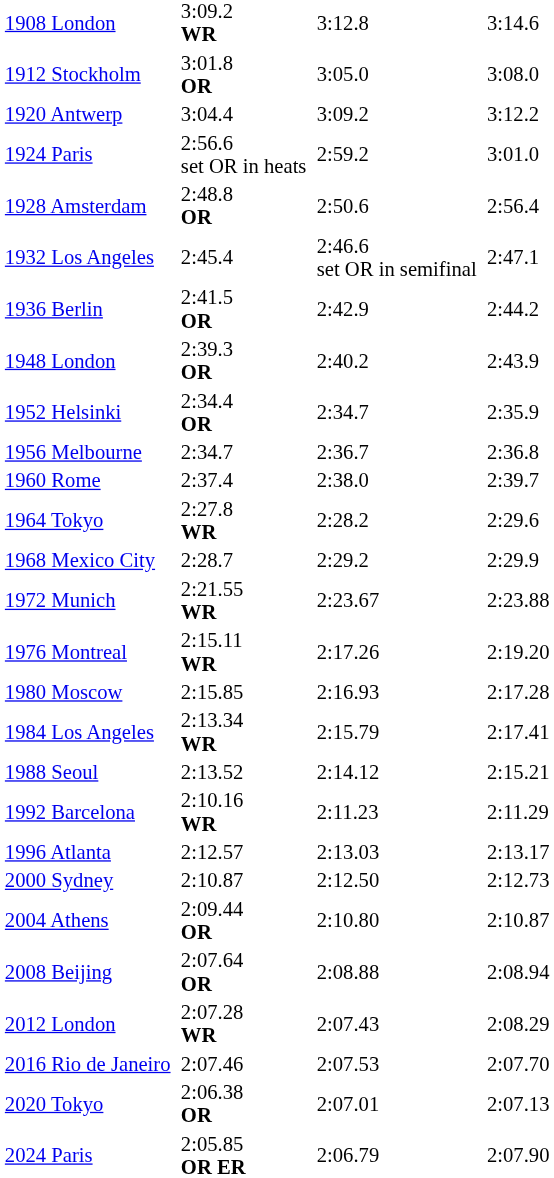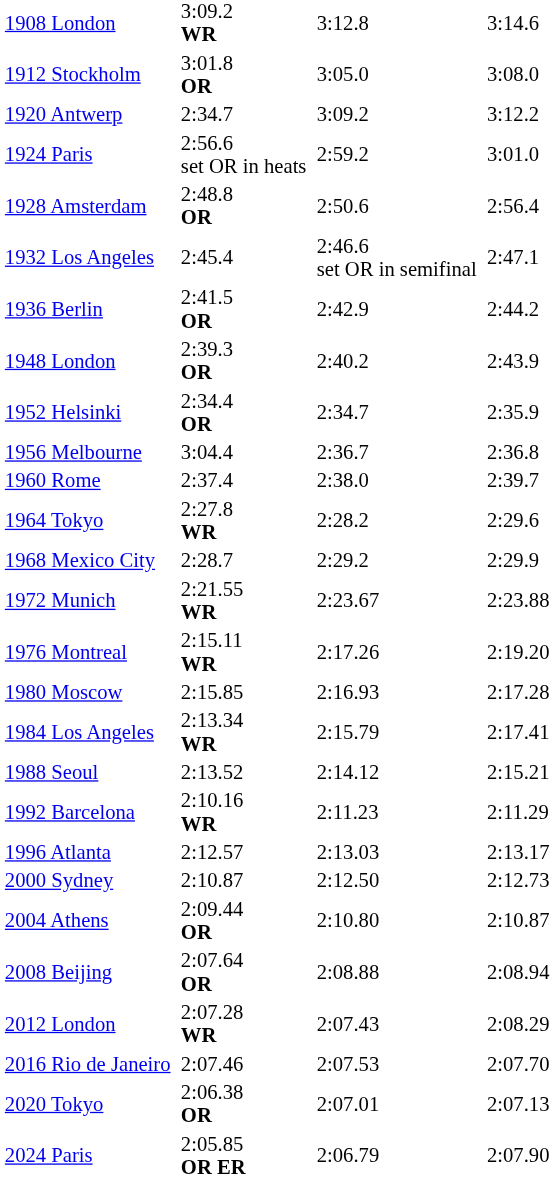(207, 114) 3:04.4 -> (207, 114) 2:34.7
(207, 452) 2:34.7 -> (207, 452) 3:04.4
